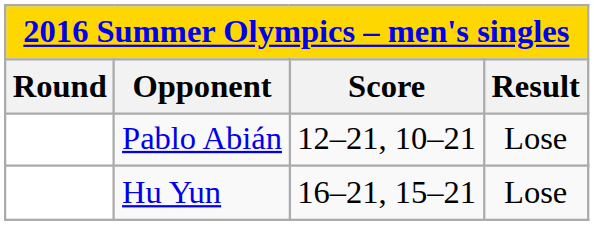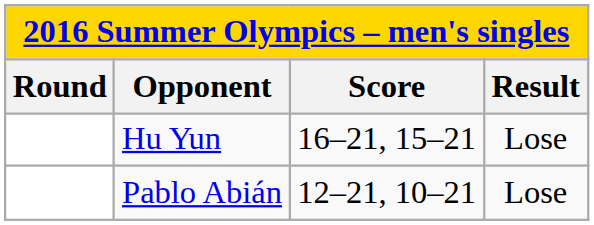rows swapped: (172, 192) <-> (202, 139)
